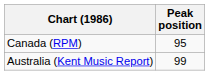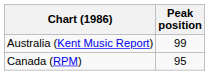rows swapped: (80, 61) <-> (44, 43)
